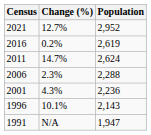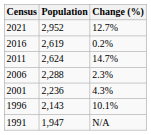columns swapped: (121, 12) <-> (67, 12)
